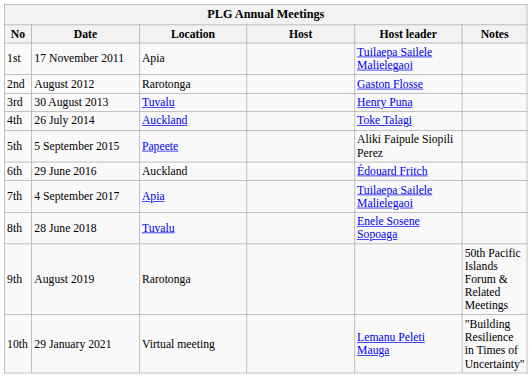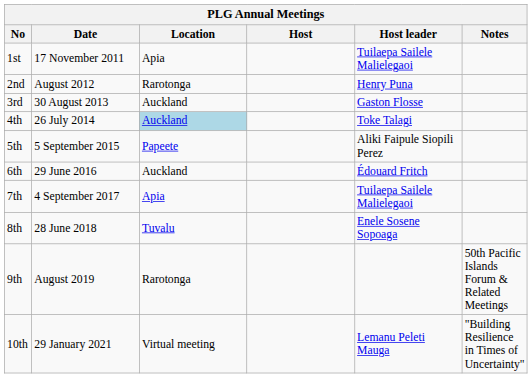(390, 84) Gaston Flosse -> (385, 84) Henry Puna
(158, 102) Tuvalu -> (165, 102) Auckland
(385, 102) Henry Puna -> (390, 102) Gaston Flosse
(165, 121) no background -> (165, 121) lightblue background
